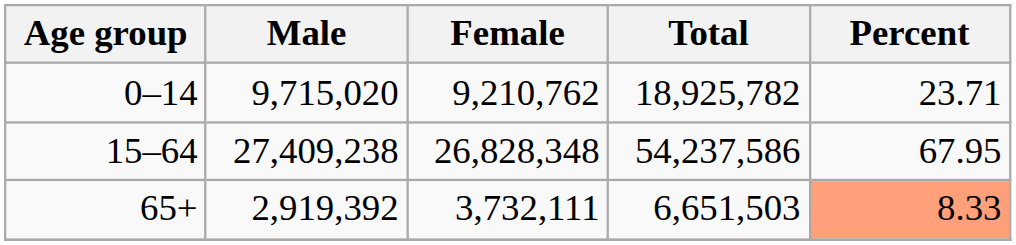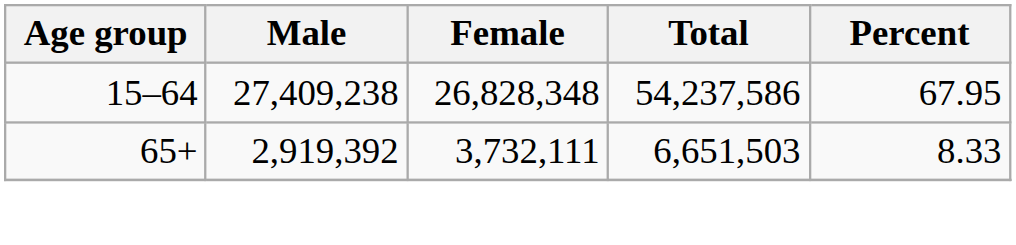- row: (161, 92)
(969, 208) lightsalmon background -> (969, 150) no background
